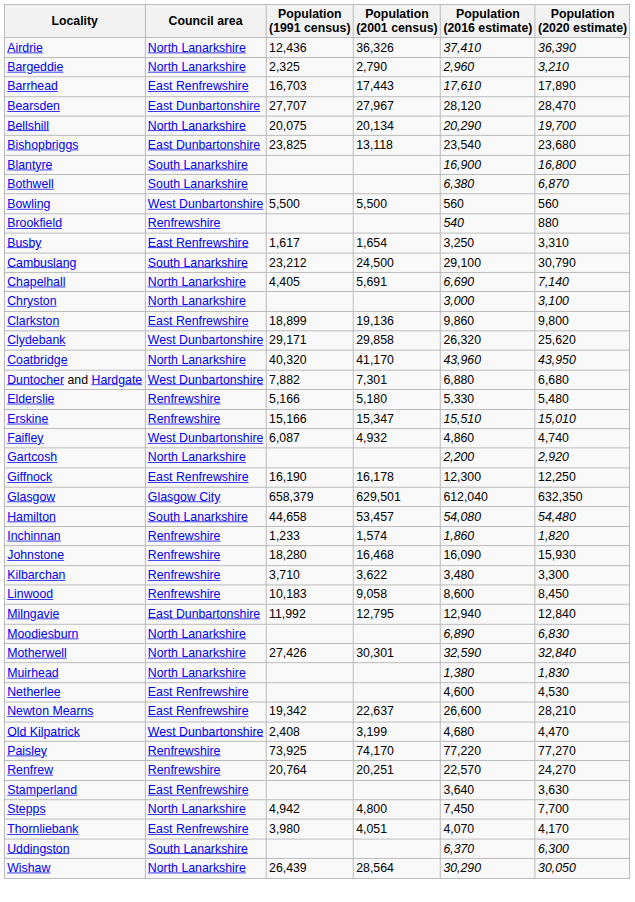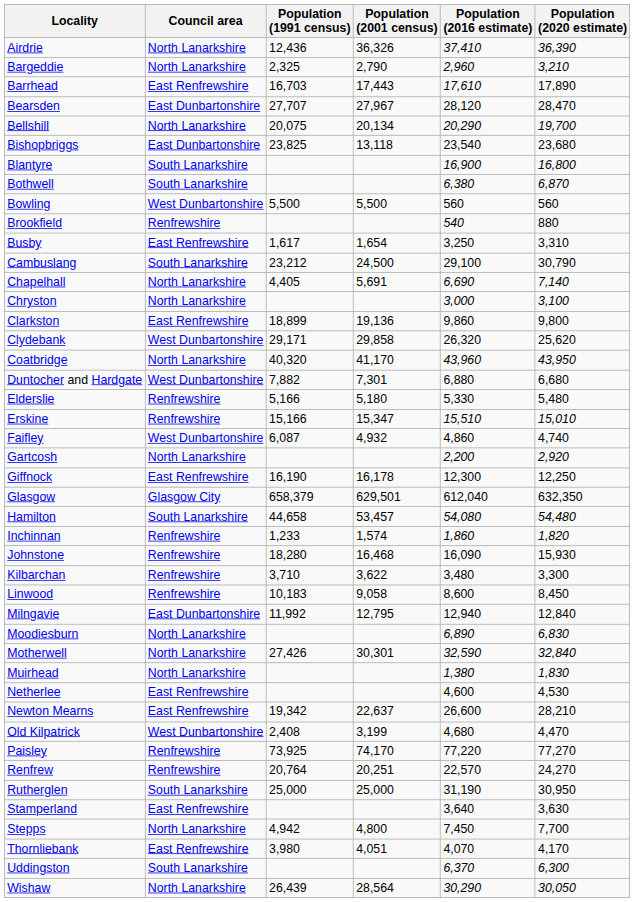+ row: (37, 790)
